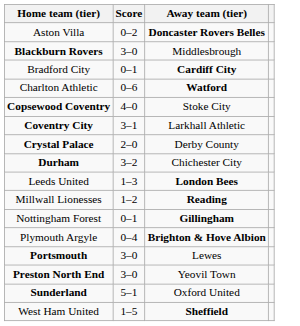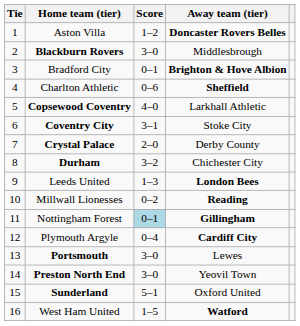+ column: (15, 13)
(129, 32) 0–2 -> (150, 32) 1–2
(207, 69) Cardiff City -> (228, 69) Brighton & Hove Albion
(207, 87) Watford -> (228, 87) Sheffield
(207, 106) Stoke City -> (228, 106) Larkhall Athletic
(207, 125) Larkhall Athletic -> (228, 125) Stoke City
(129, 199) 1–2 -> (150, 199) 0–2
(129, 218) no background -> (150, 218) lightblue background
(207, 236) Brighton & Hove Albion -> (228, 236) Cardiff City
(207, 311) Sheffield -> (228, 311) Watford
